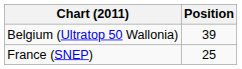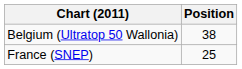(209, 34) 39 -> (209, 34) 38
